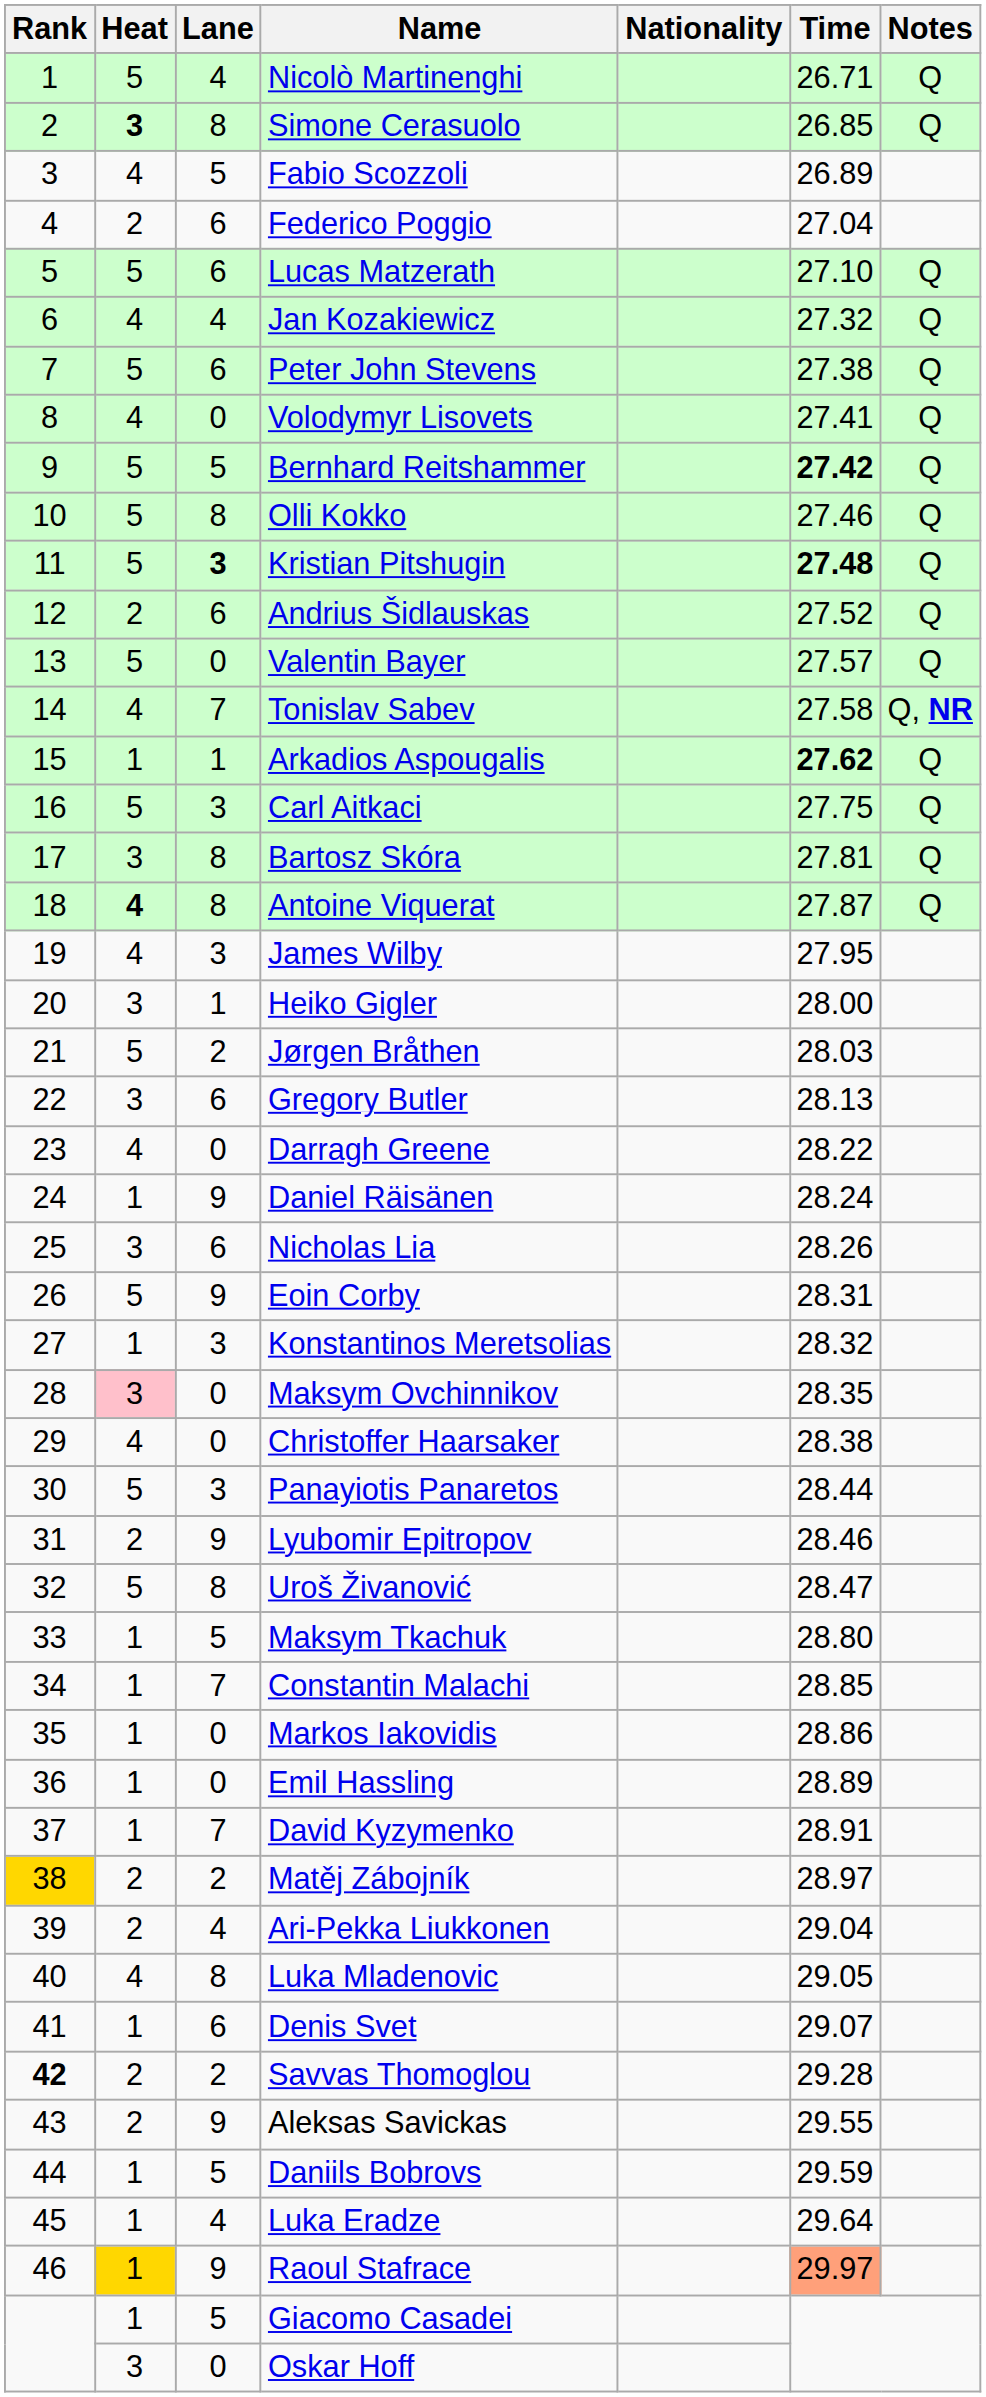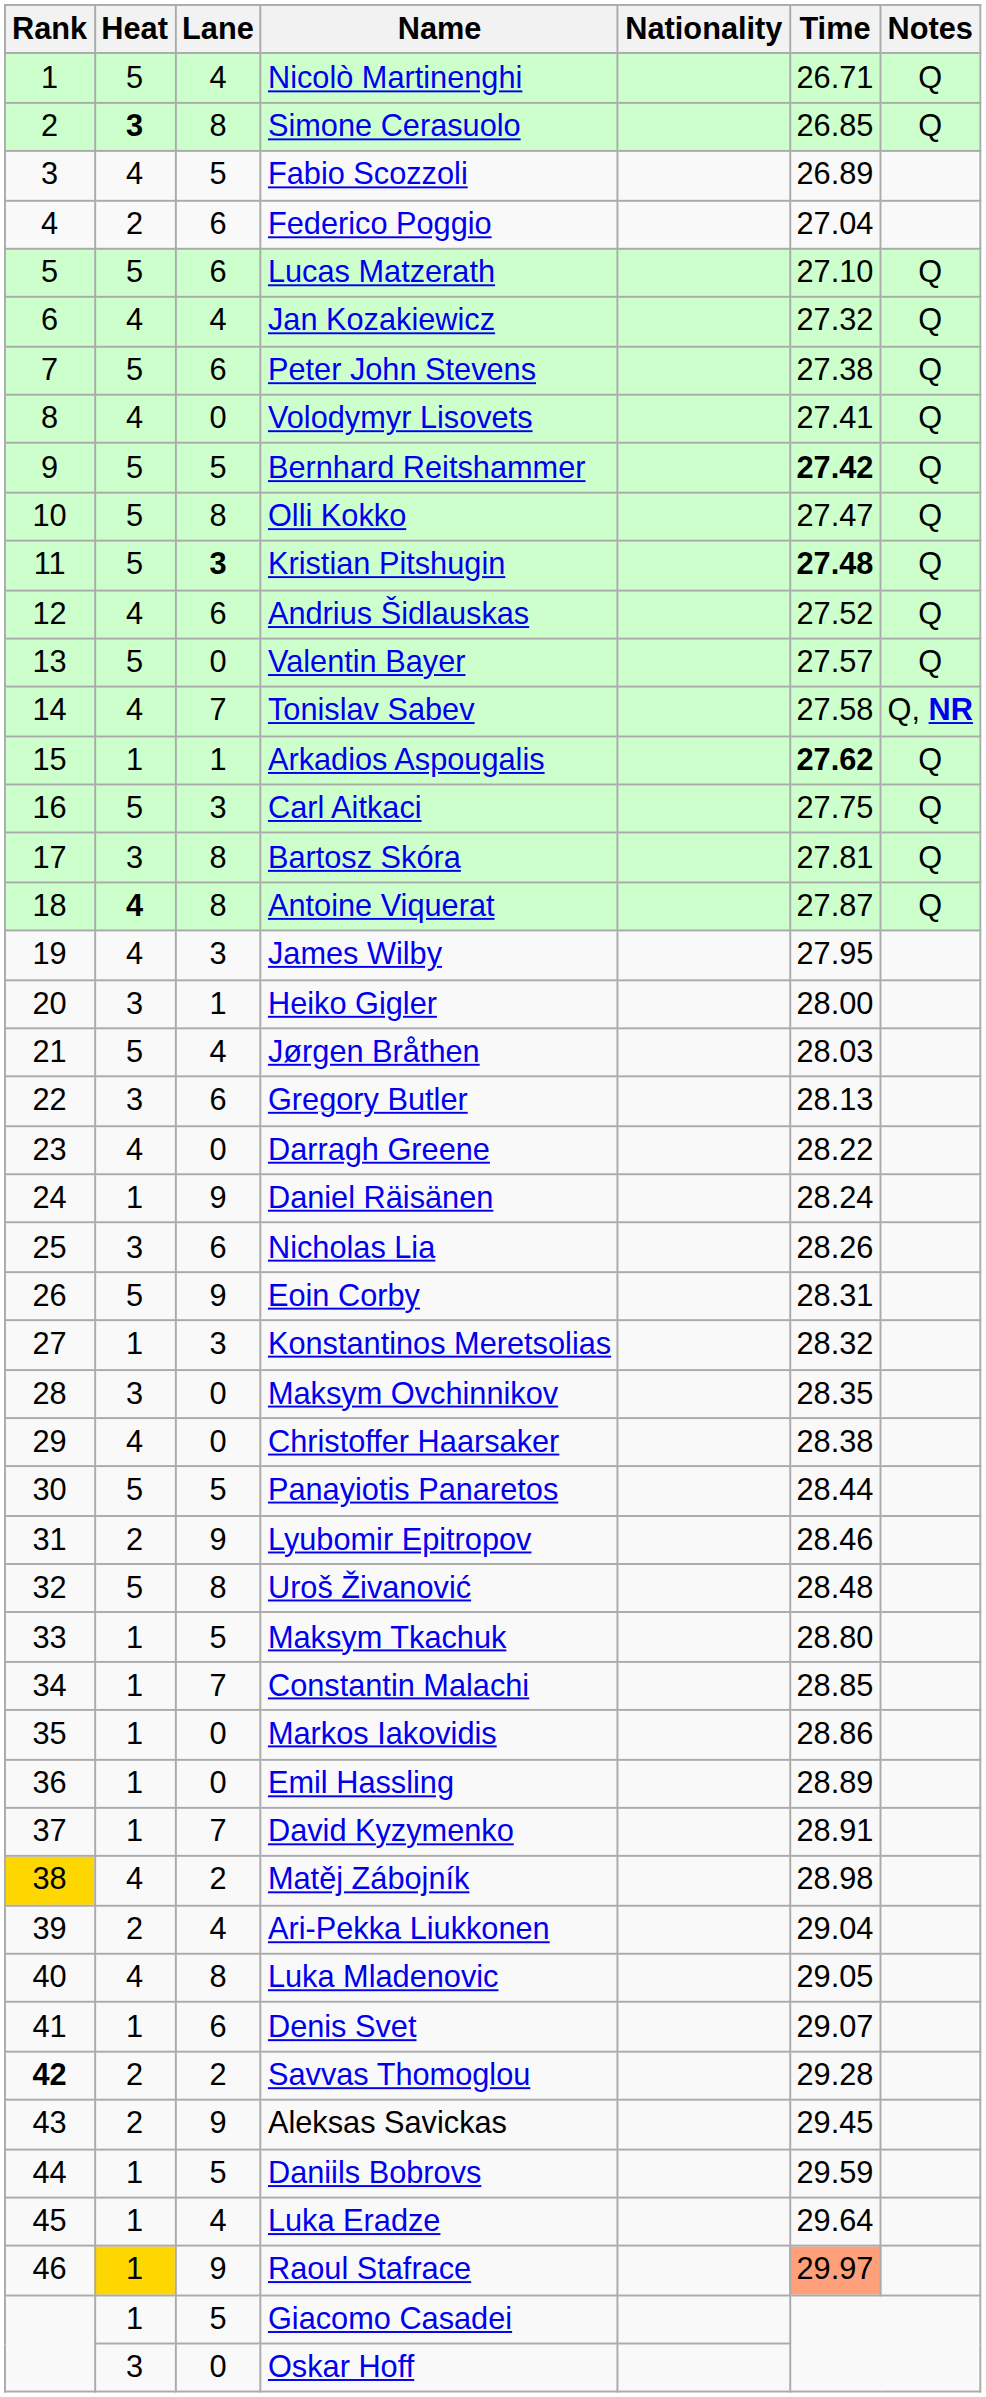(835, 516) 27.46 -> (835, 516) 27.47
(135, 613) 2 -> (135, 613) 4
(218, 1051) 2 -> (218, 1051) 4
(135, 1393) pink background -> (135, 1393) no background
(218, 1490) 3 -> (218, 1490) 5
(835, 1587) 28.47 -> (835, 1587) 28.48
(135, 1880) 2 -> (135, 1880) 4
(835, 1880) 28.97 -> (835, 1880) 28.98
(835, 2123) 29.55 -> (835, 2123) 29.45
